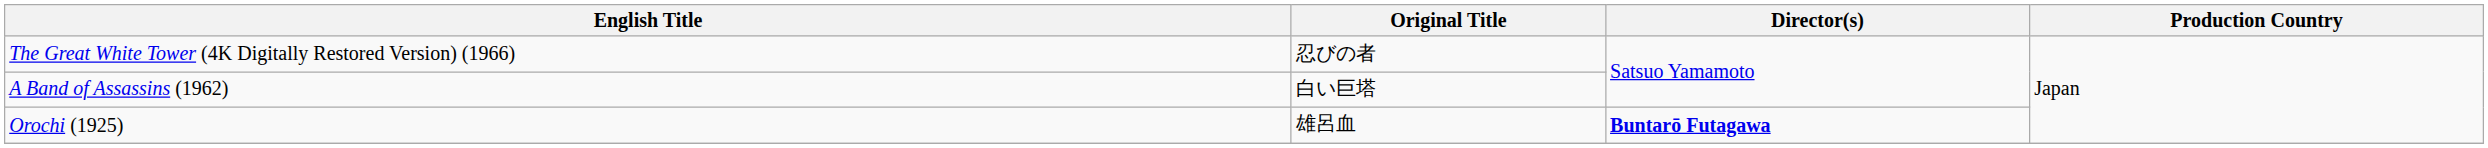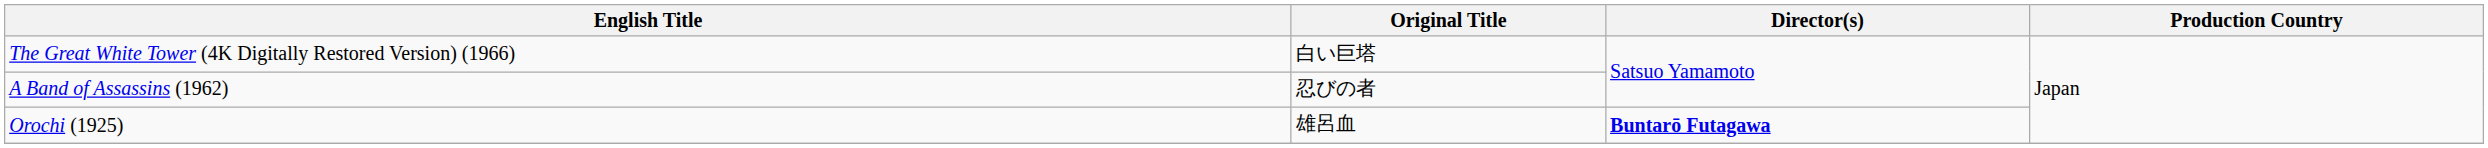(1336, 53) 忍びの者 -> (1336, 53) 白い巨塔
(1336, 88) 白い巨塔 -> (1336, 88) 忍びの者
